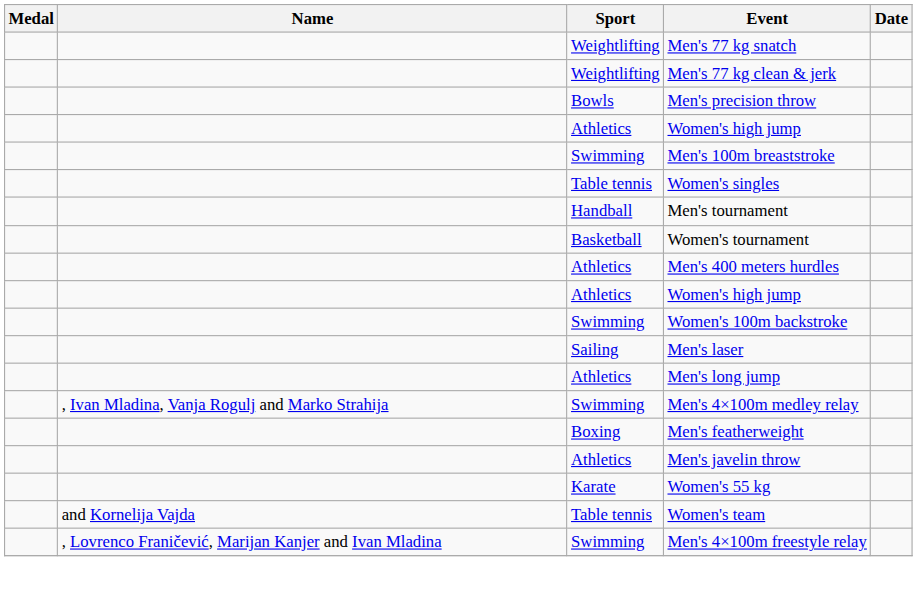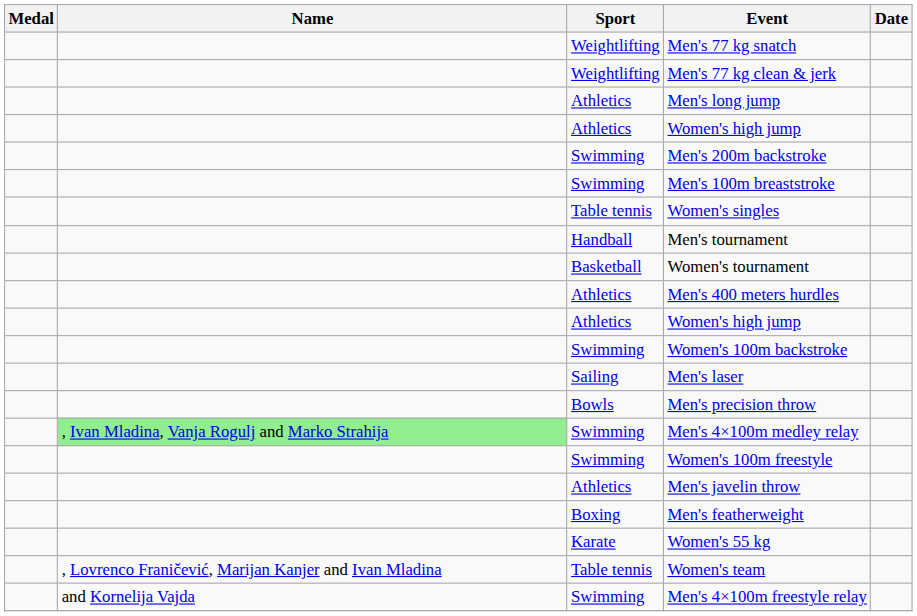rows swapped: (601, 376) <-> (592, 101)
+ row: (608, 156)
(225, 404) no background -> (225, 432) lightgreen background
+ row: (608, 459)
rows swapped: (601, 459) <-> (596, 432)
(128, 514) and Kornelija Vajda -> (252, 569) , Lovrenco Franičević, Marijan Kanjer and Ivan Mladina
(252, 542) , Lovrenco Franičević, Marijan Kanjer and Ivan Mladina -> (128, 597) and Kornelija Vajda
